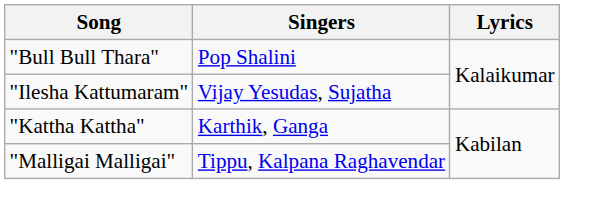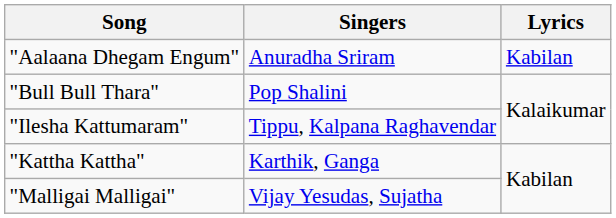+ row: (124, 56)
(295, 91) Vijay Yesudas, Sujatha -> (372, 126) Tippu, Kalpana Raghavendar
(321, 161) Tippu, Kalpana Raghavendar -> (346, 196) Vijay Yesudas, Sujatha
